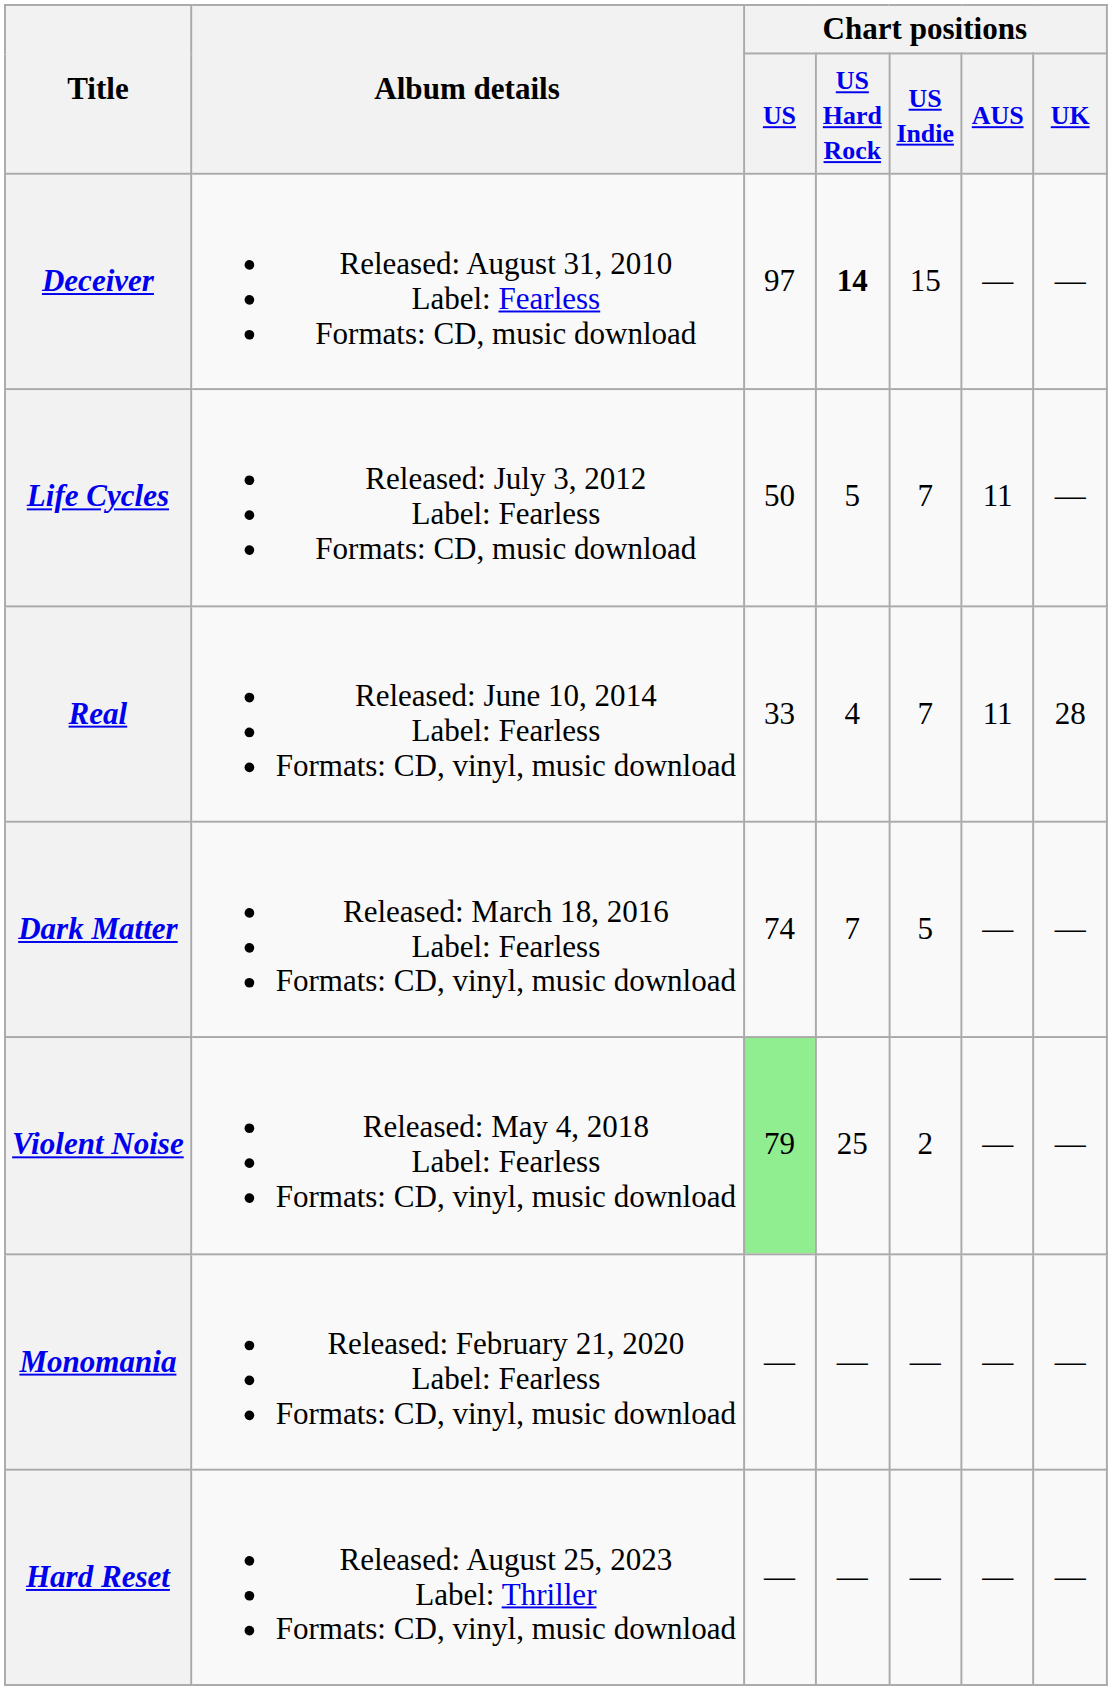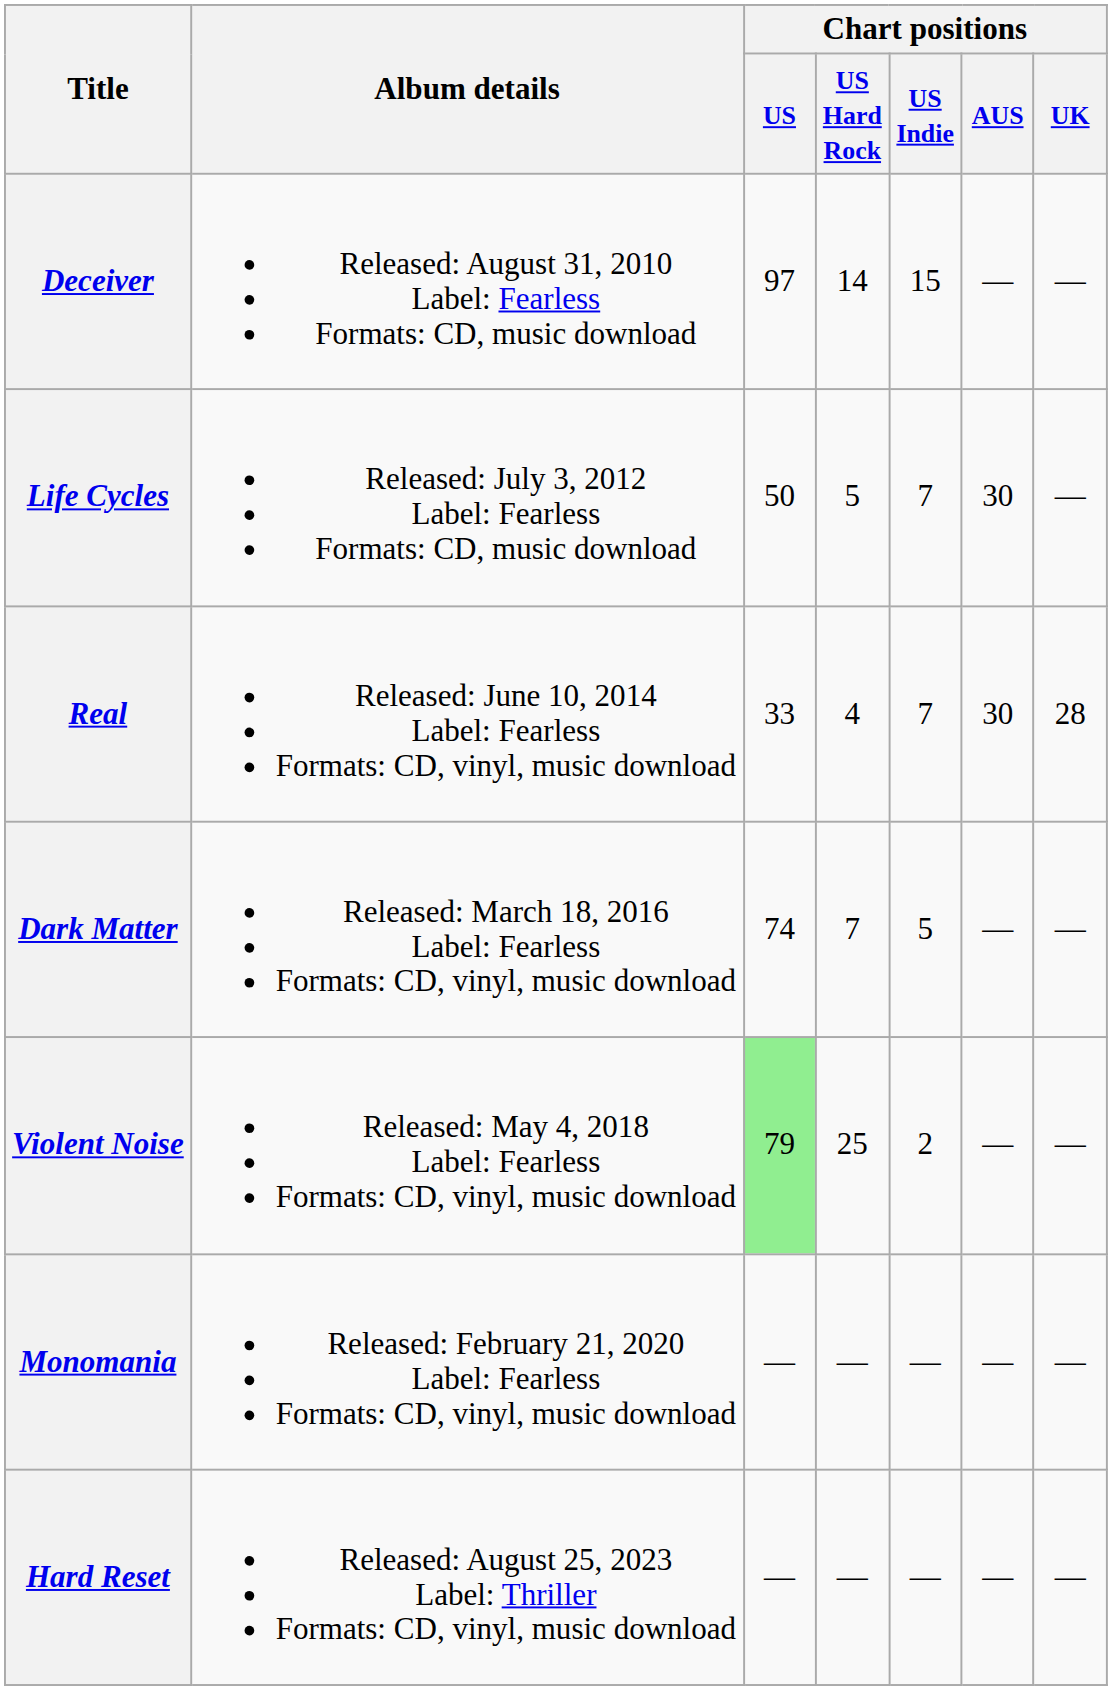(852, 280) bold -> (852, 280) normal
(998, 496) 11 -> (998, 496) 30
(998, 712) 11 -> (998, 712) 30
